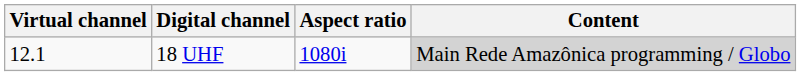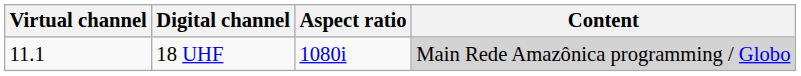(27, 53) 12.1 -> (27, 53) 11.1
